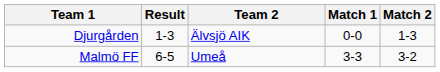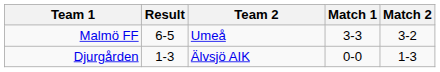rows swapped: (106, 35) <-> (109, 56)
